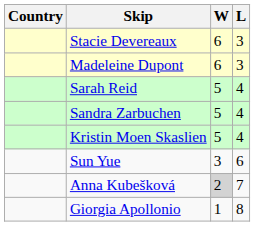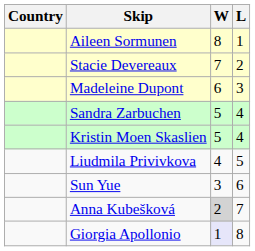+ row: (123, 40)
(217, 40) 6 -> (217, 64) 7
(240, 40) 3 -> (240, 64) 2
- row: (103, 88)
+ row: (133, 161)
(217, 209) no background -> (217, 233) lavender background
